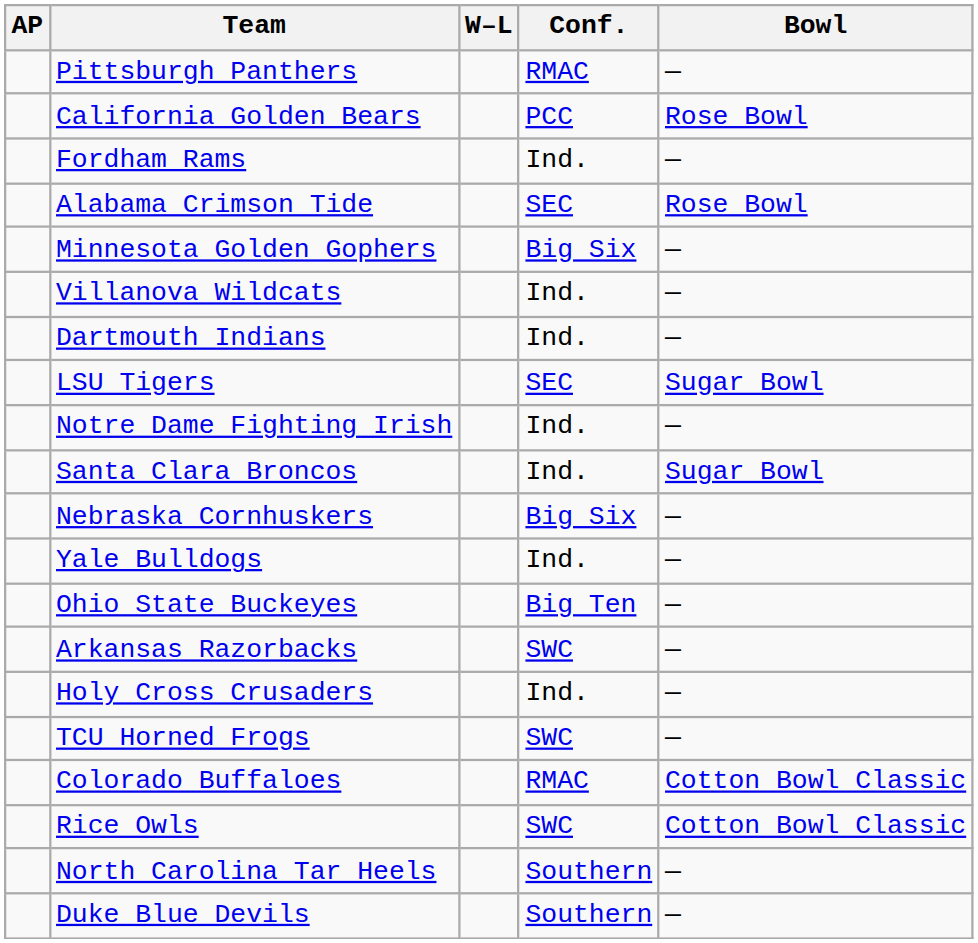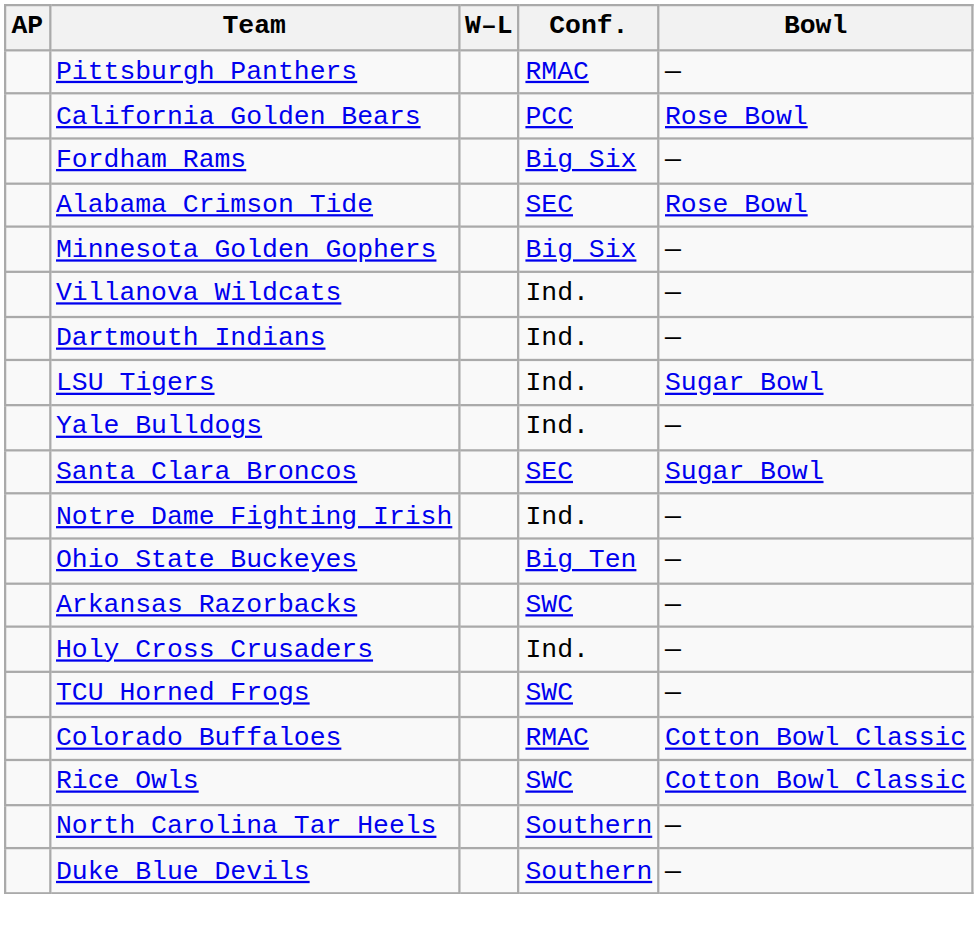(557, 160) Ind. -> (581, 160) Big Six
(549, 382) SEC -> (557, 382) Ind.
rows swapped: (254, 427) <-> (159, 560)
(557, 471) Ind. -> (549, 471) SEC
- row: (215, 516)
